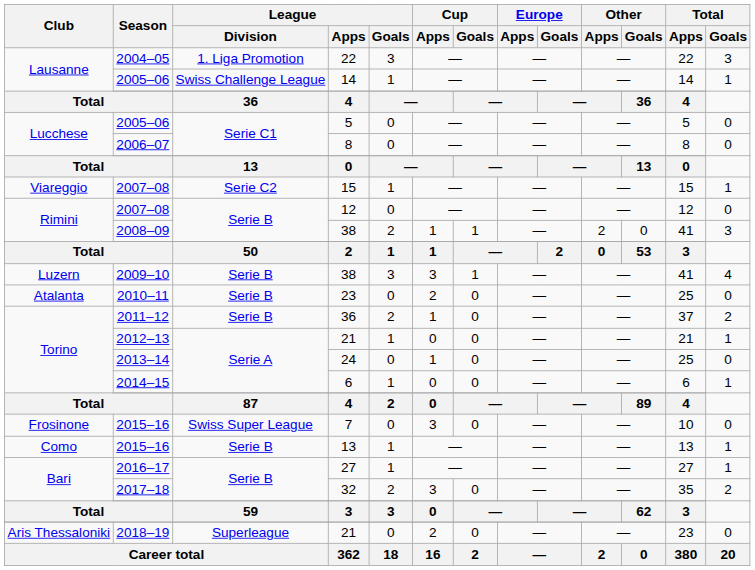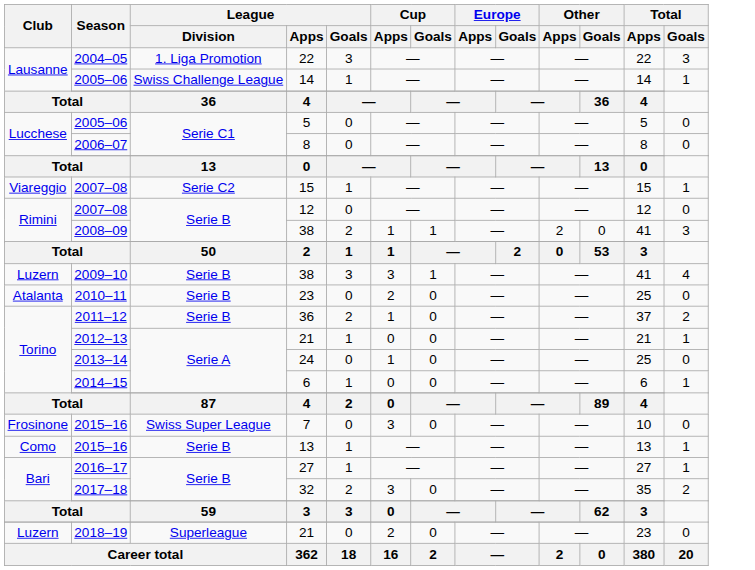(59, 532) Aris Thessaloniki -> (38, 532) Luzern
